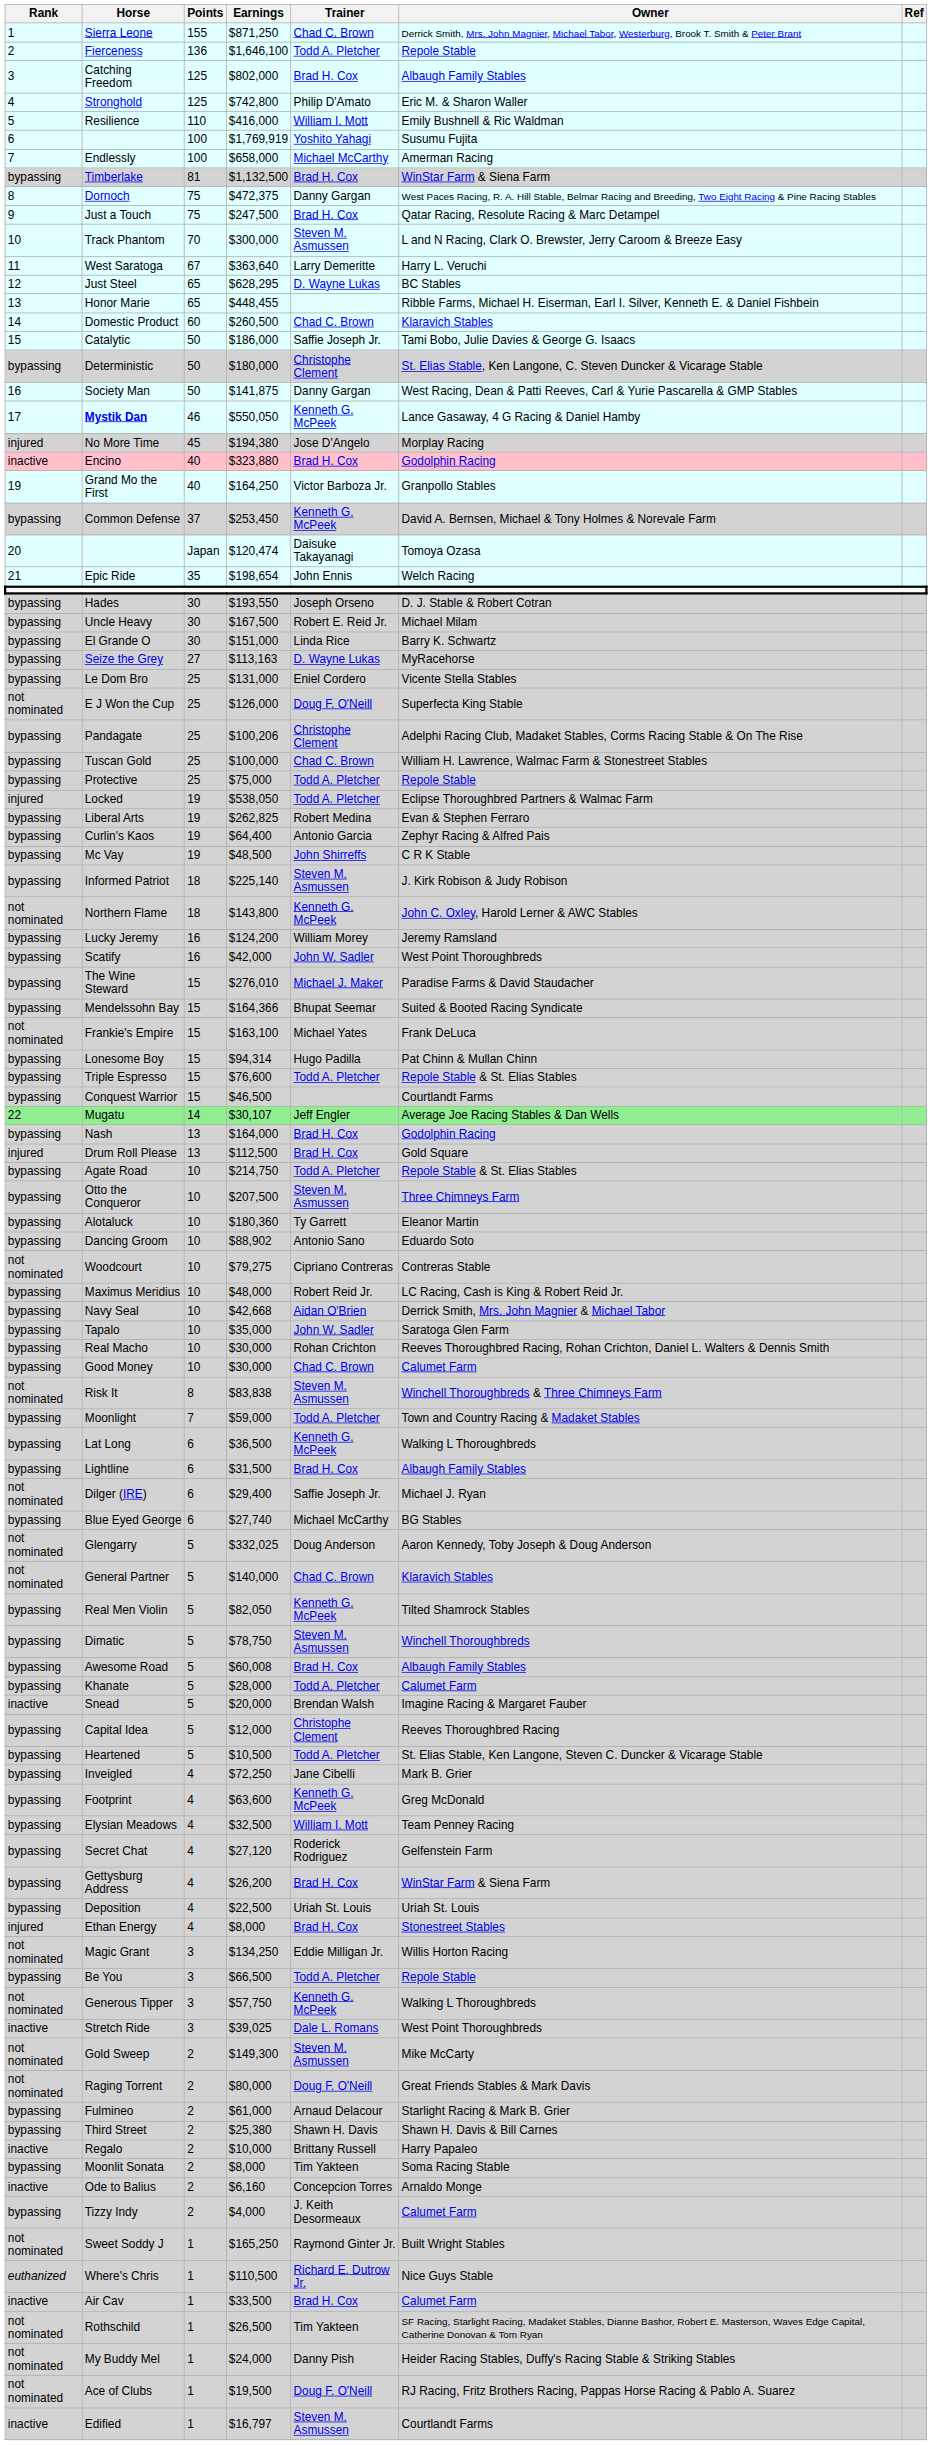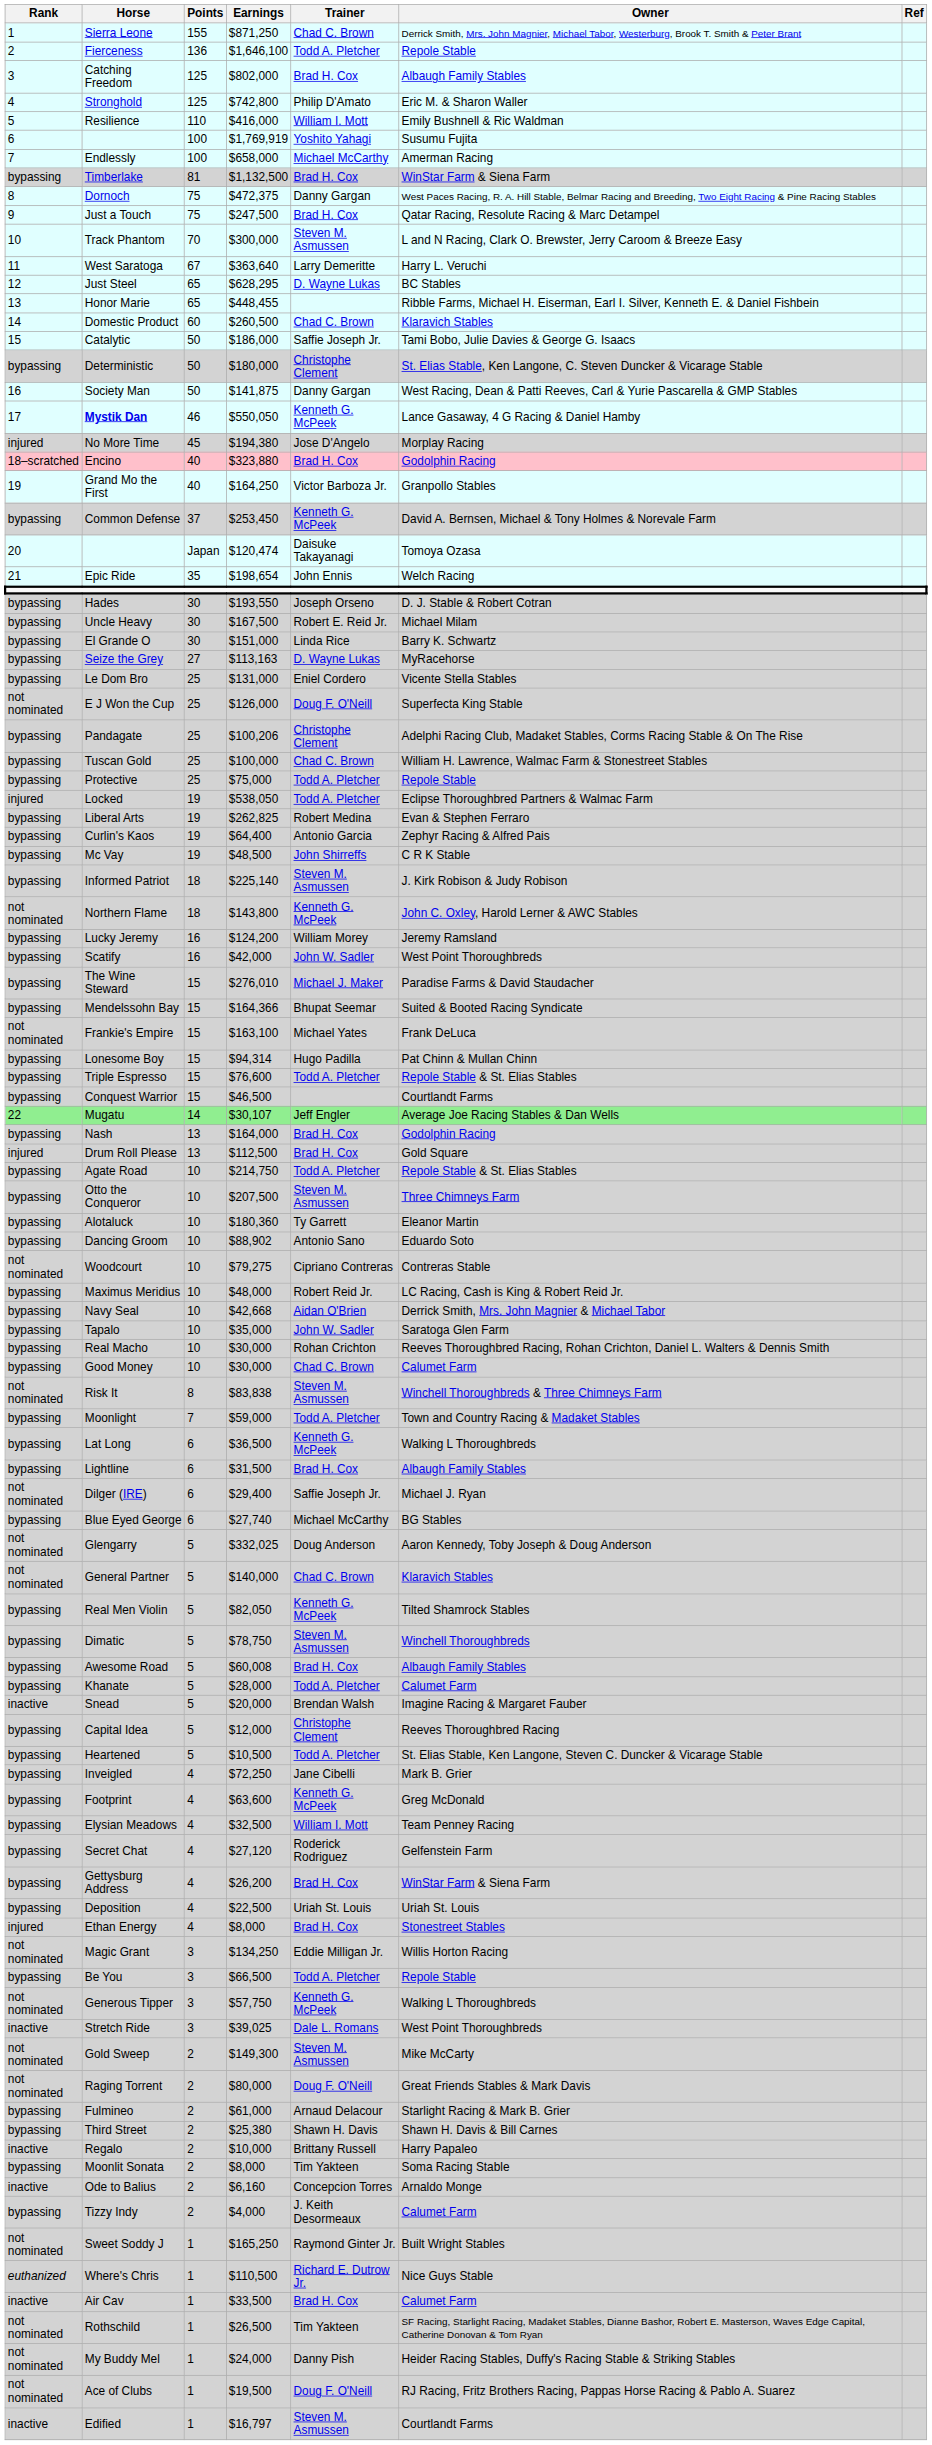(28, 461) inactive -> (43, 461) 18–scratched
